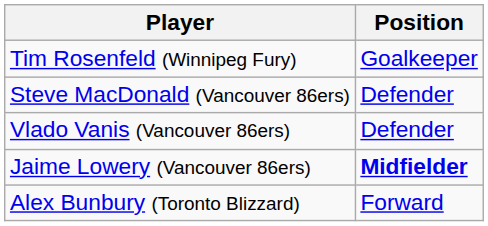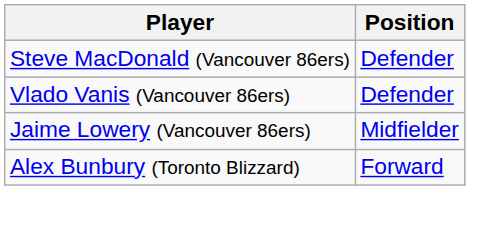- row: (153, 58)
(414, 166) bold -> (410, 130) normal
